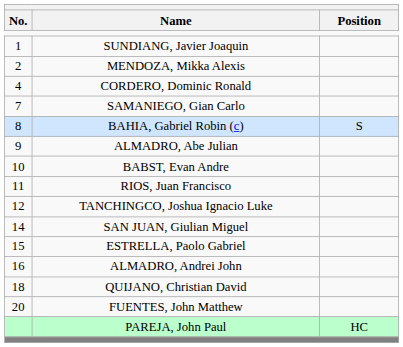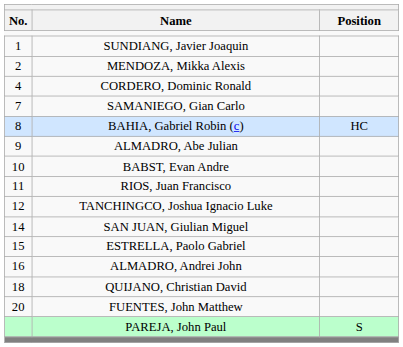(359, 126) S -> (359, 126) HC
(359, 326) HC -> (359, 326) S
